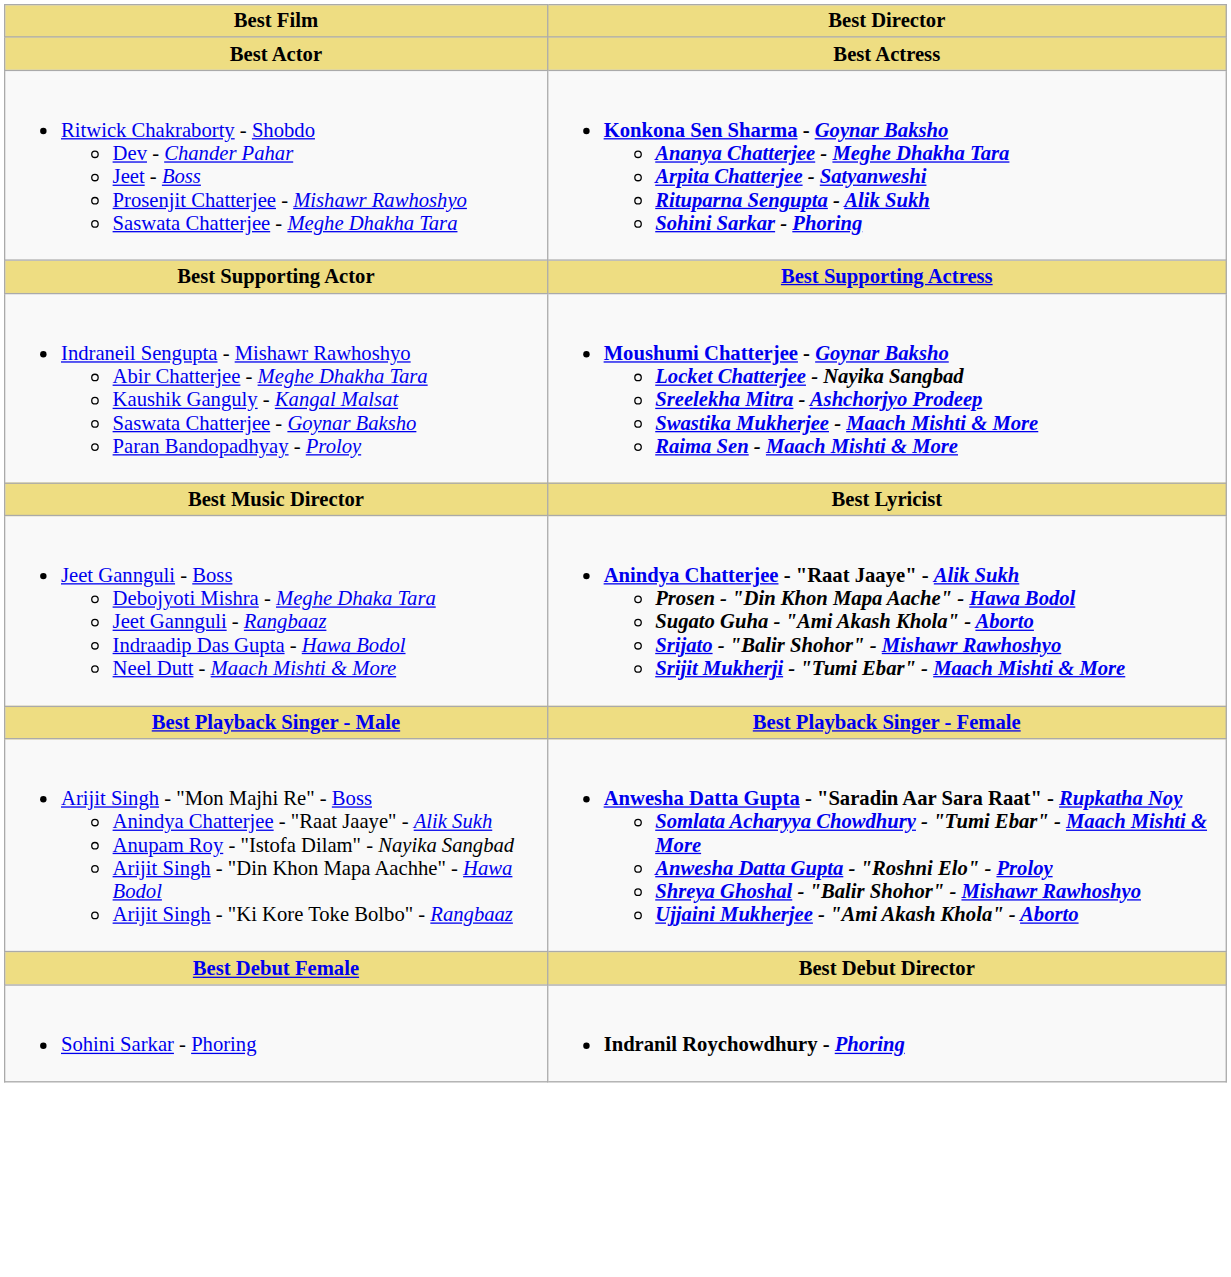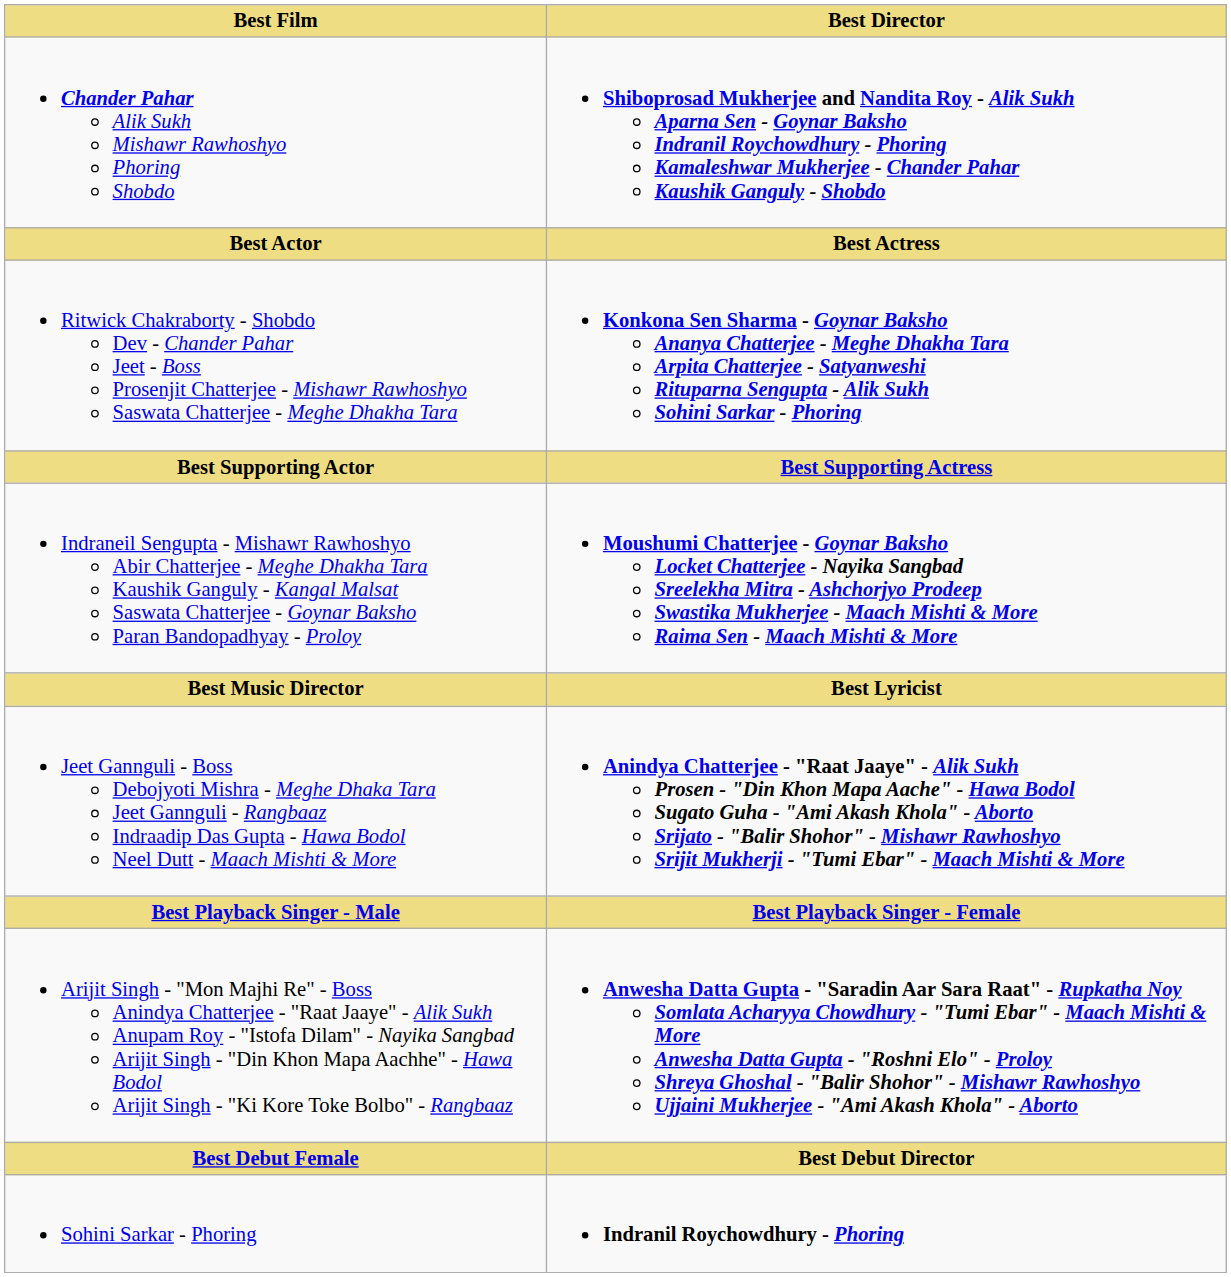+ row: (276, 144)
